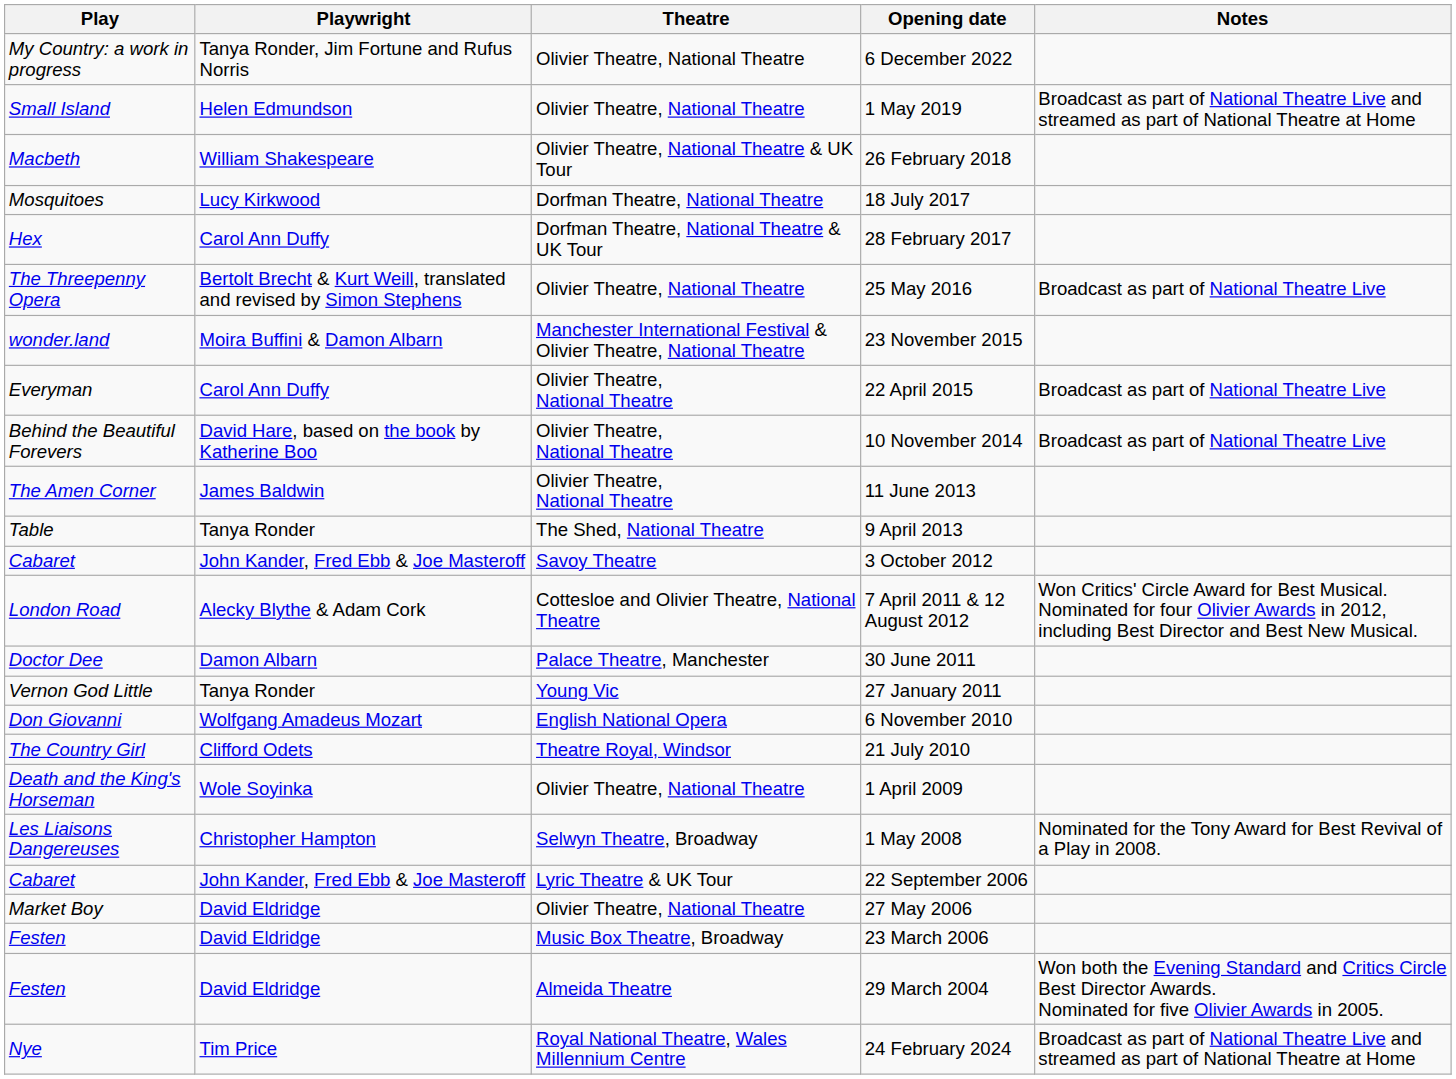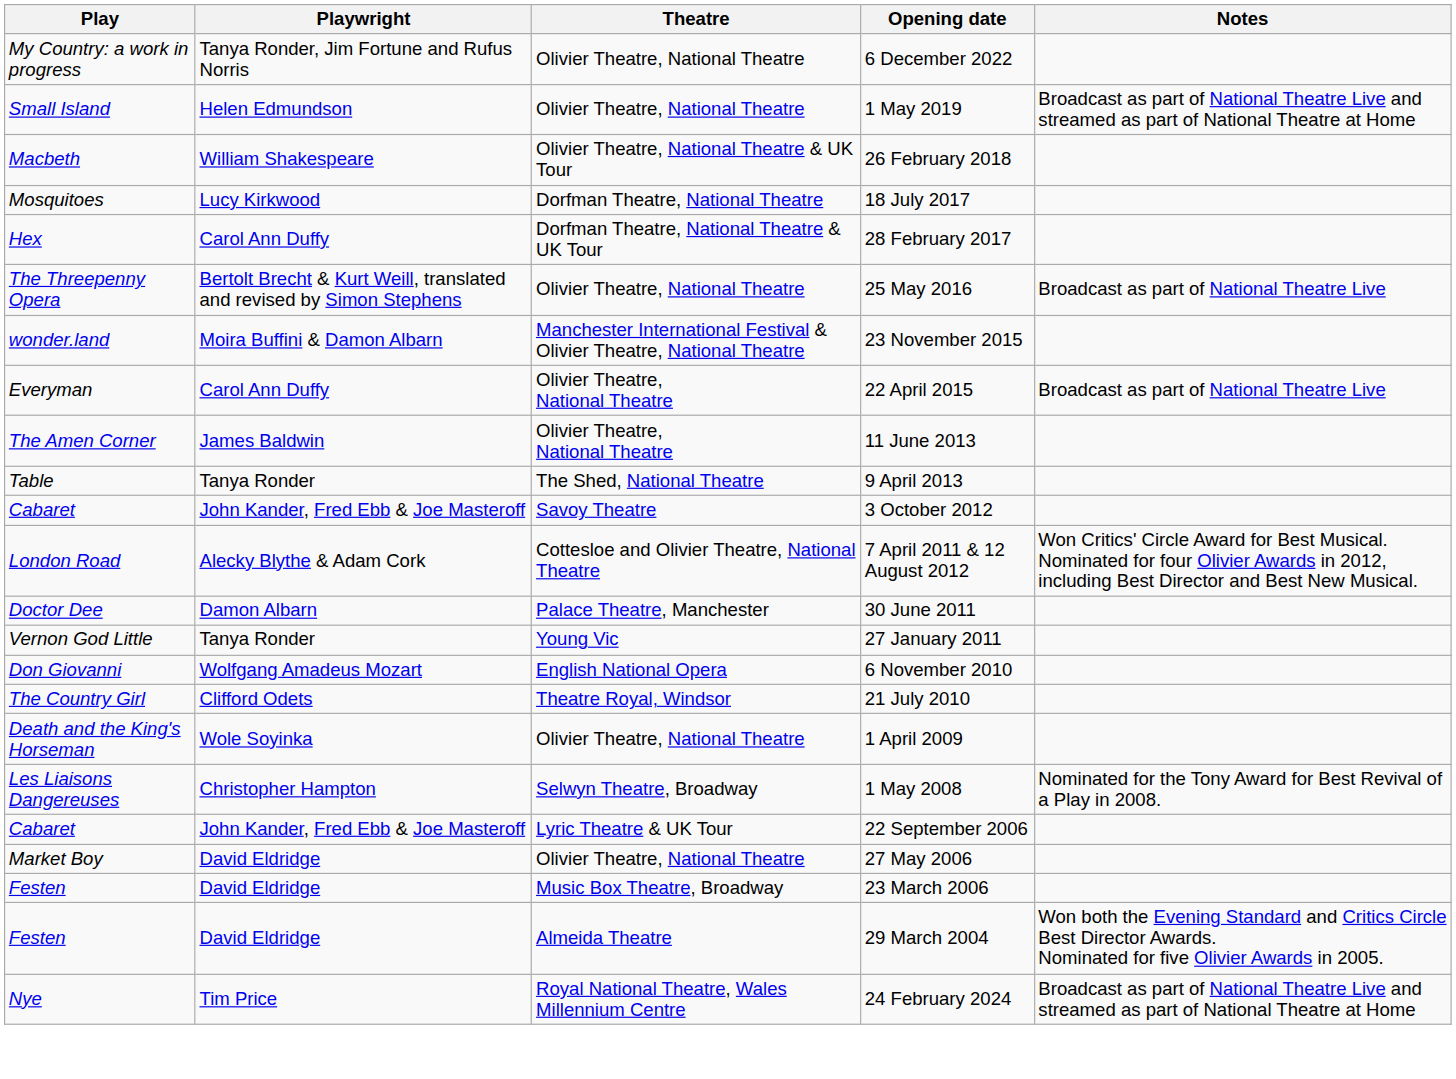- row: (944, 440)
